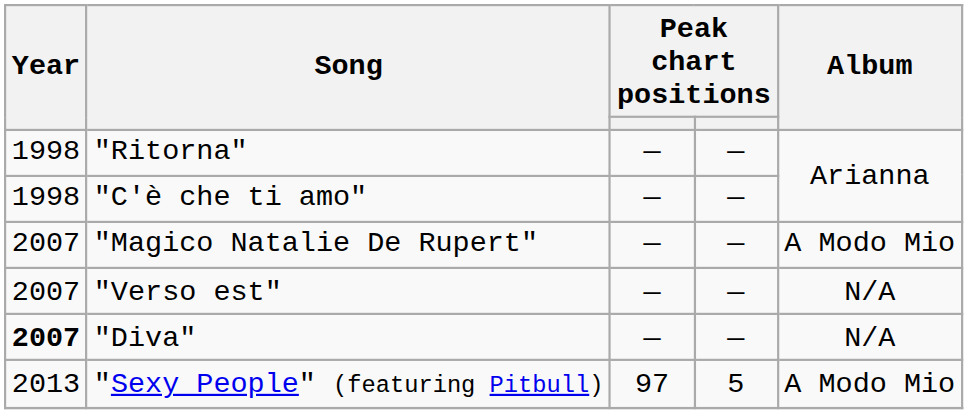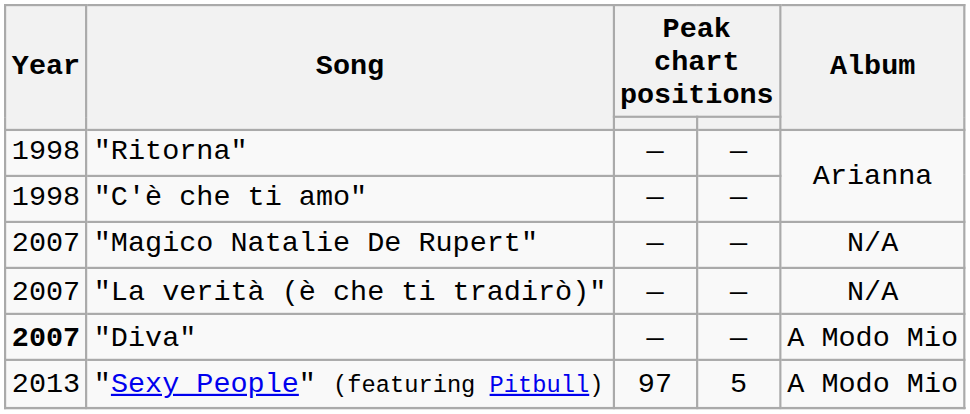(870, 245) A Modo Mio -> (873, 245) N/A
+ row: (350, 291)
- row: (188, 291)
(870, 338) N/A -> (873, 338) A Modo Mio
